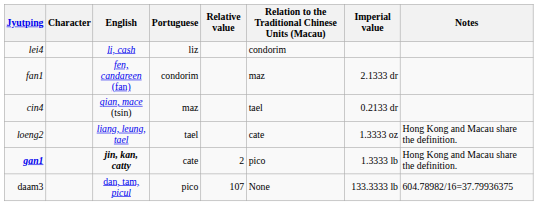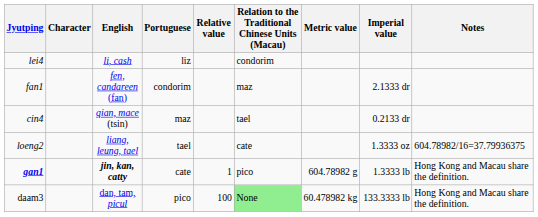+ column: (330, 28)
(460, 134) Hong Kong and Macau share the definition. -> (470, 145) 604.78982/16=37.79936375
(242, 161) 2 -> (230, 171) 1
(237, 187) 107 -> (225, 198) 100
(259, 187) no background -> (247, 198) lightgreen background
(458, 187) 604.78982/16=37.79936375 -> (471, 198) Hong Kong and Macau share the definition.
